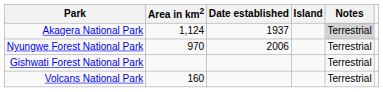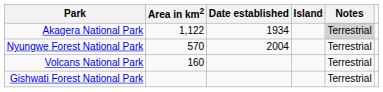(192, 31) 1,124 -> (192, 31) 1,122
(278, 31) 1937 -> (278, 31) 1934
(196, 47) 970 -> (196, 47) 570
(278, 47) 2006 -> (278, 47) 2004
rows swapped: (77, 63) <-> (94, 79)
